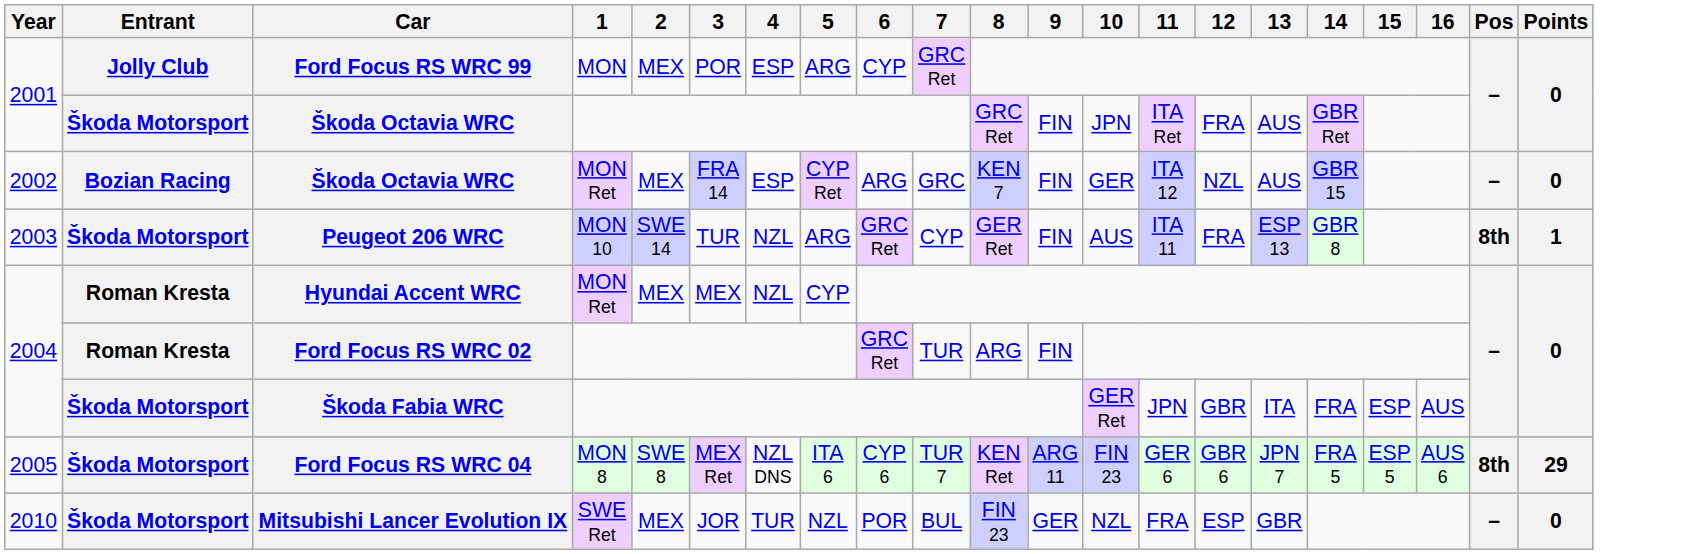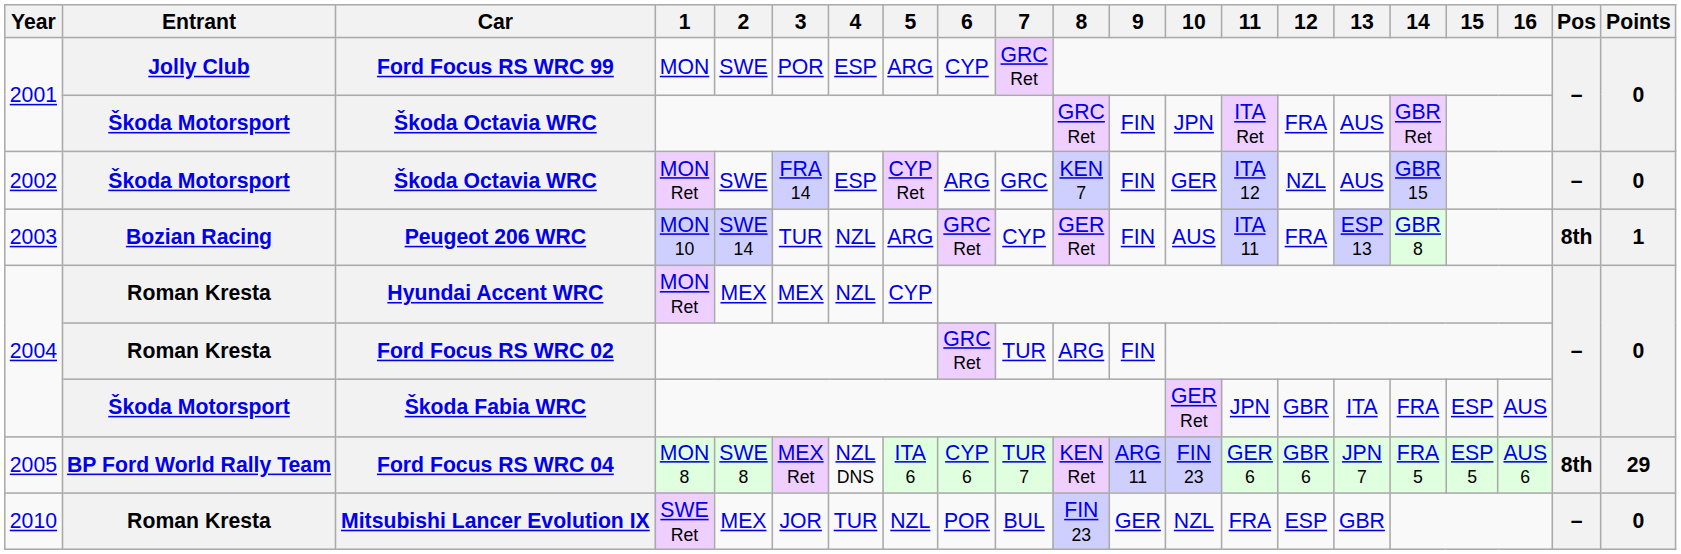(661, 66) MEX -> (743, 66) SWE
(158, 180) Bozian Racing -> (199, 180) Škoda Motorsport
(661, 180) MEX -> (743, 180) SWE
(158, 237) Škoda Motorsport -> (199, 237) Bozian Racing
(158, 464) Škoda Motorsport -> (199, 464) BP Ford World Rally Team
(158, 521) Škoda Motorsport -> (199, 521) Roman Kresta
